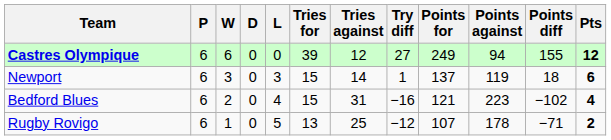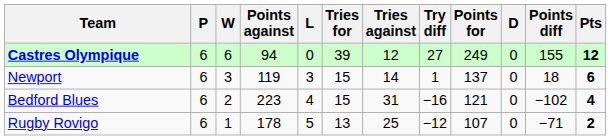columns swapped: (253, 24) <-> (497, 24)
